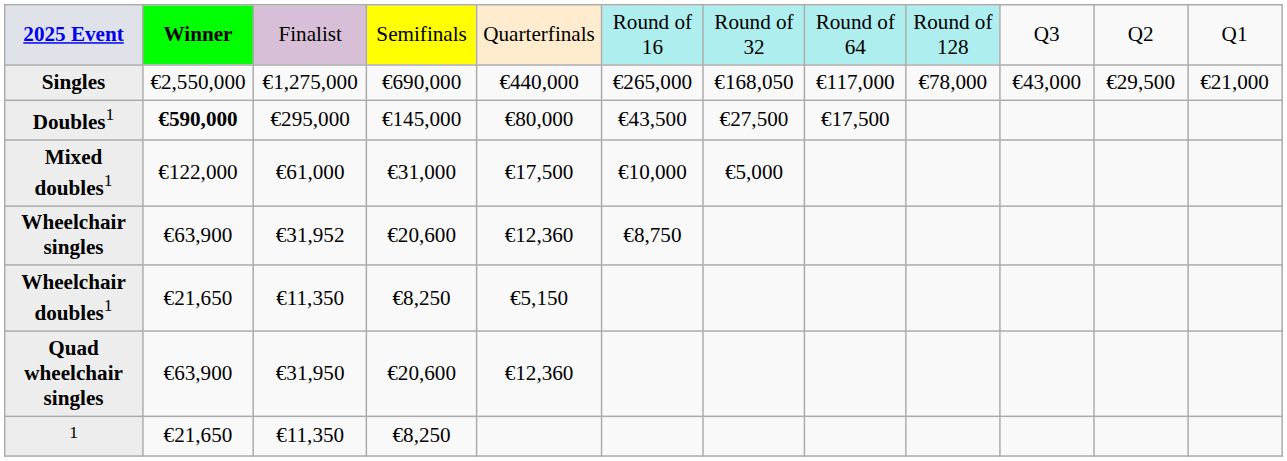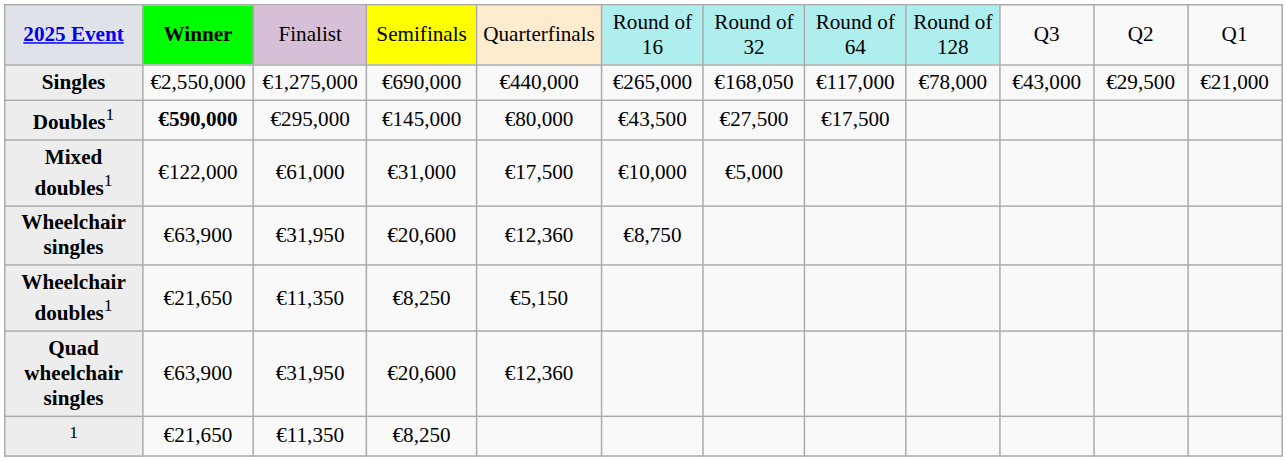(310, 235) €31,952 -> (310, 235) €31,950
